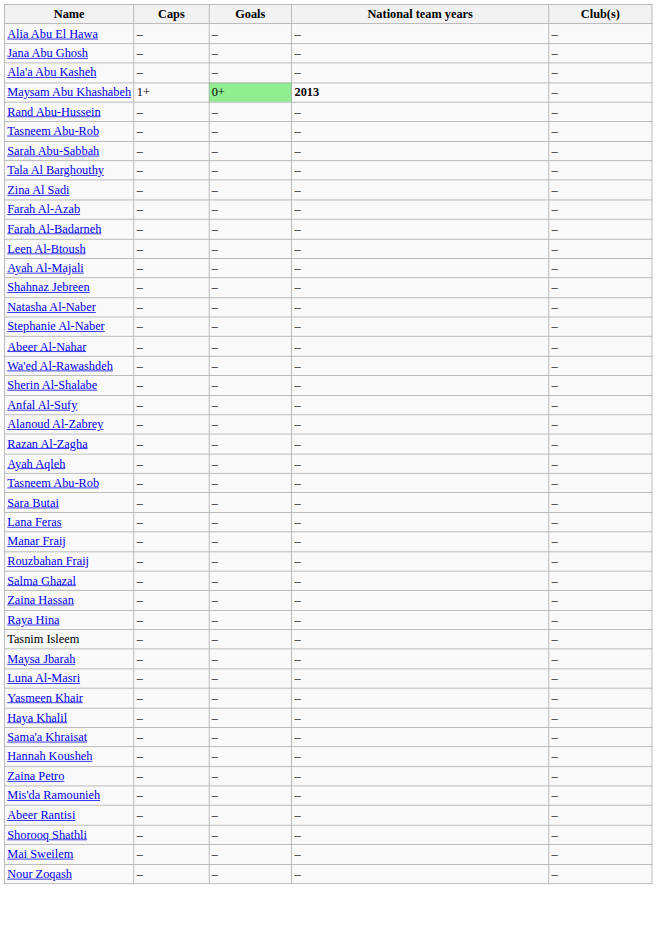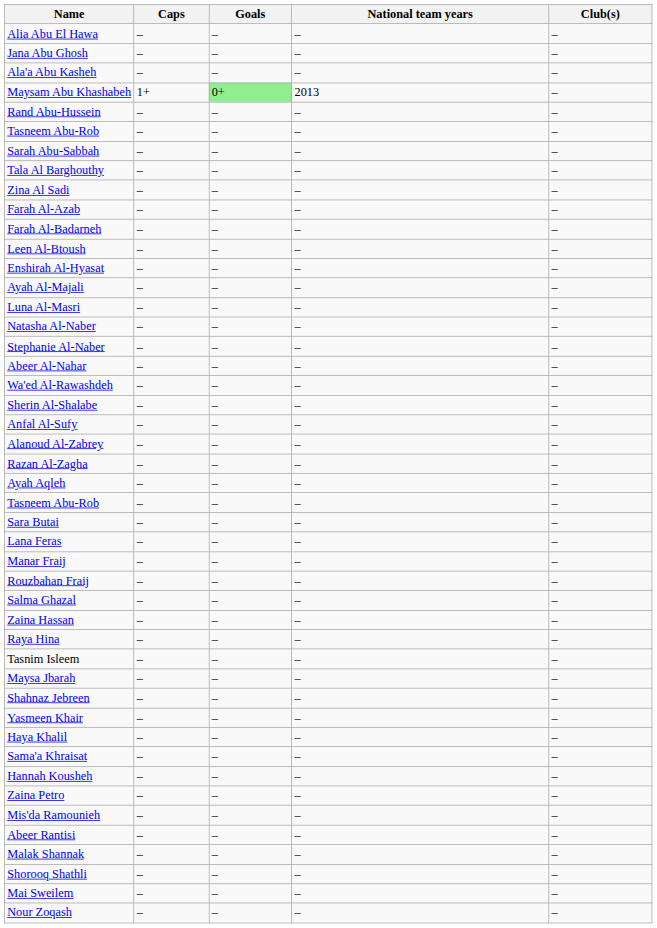(307, 92) bold -> (307, 92) normal
+ row: (56, 268)
rows swapped: (44, 678) <-> (48, 287)
+ row: (46, 854)
